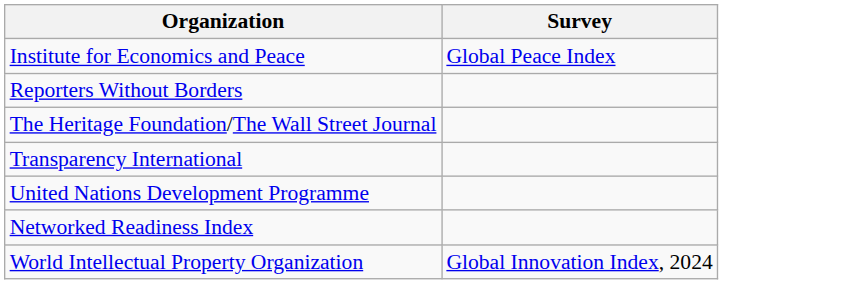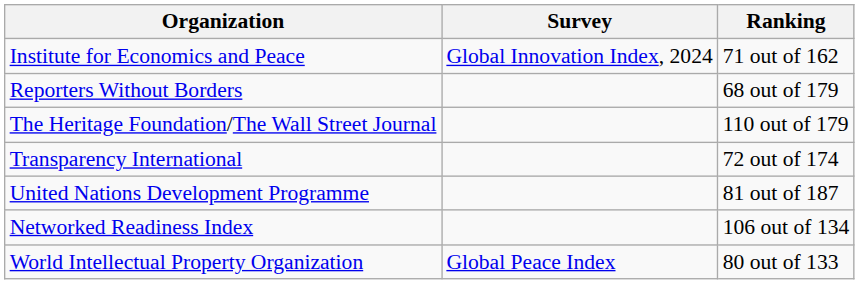+ column: (786, 21)
(531, 55) Global Peace Index -> (580, 55) Global Innovation Index, 2024
(580, 261) Global Innovation Index, 2024 -> (531, 261) Global Peace Index
